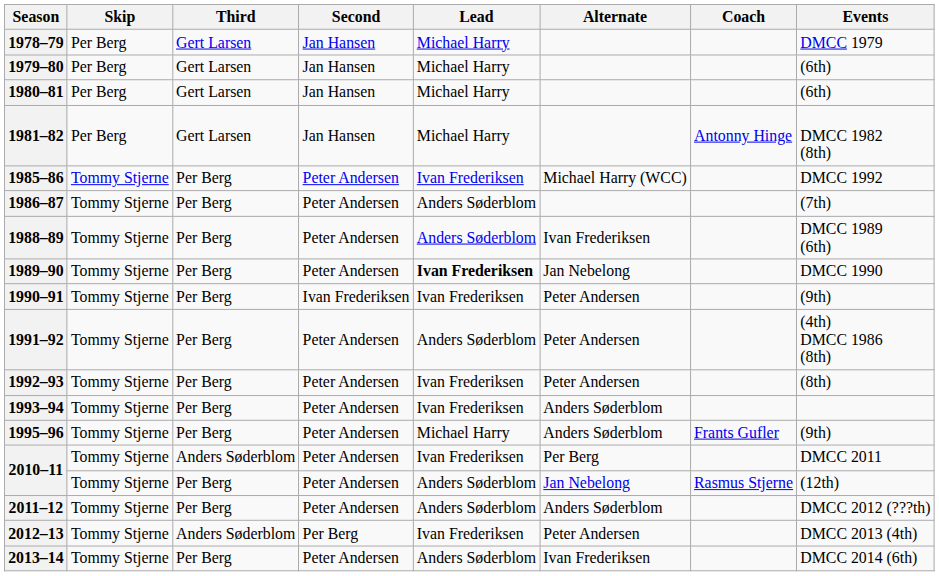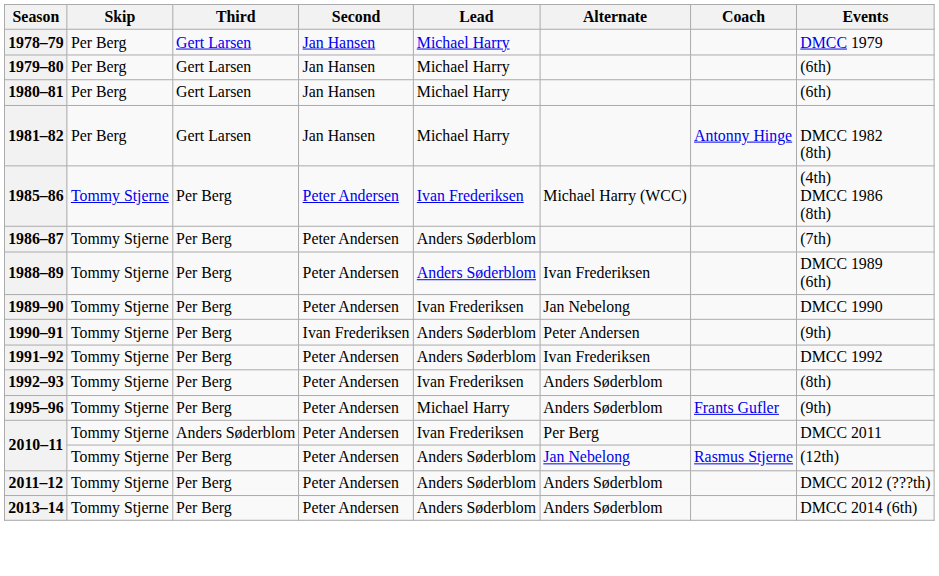(841, 178) DMCC 1992 -> (841, 196) (4th) DMCC 1986 (8th)
(475, 271) bold -> (470, 307) normal
(470, 296) Ivan Frederiksen -> (476, 332) Anders Søderblom
(592, 339) Peter Andersen -> (597, 357) Ivan Frederiksen
(841, 339) (4th) DMCC 1986 (8th) -> (841, 357) DMCC 1992
(592, 382) Peter Andersen -> (603, 382) Anders Søderblom
- row: (36, 407)
- row: (36, 533)
(597, 558) Ivan Frederiksen -> (603, 508) Anders Søderblom
